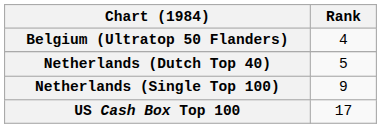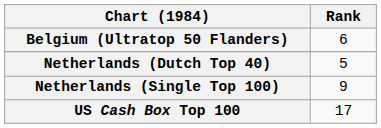(343, 40) 4 -> (343, 40) 6
